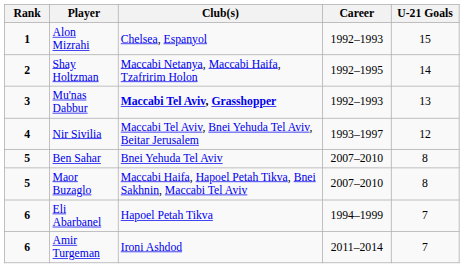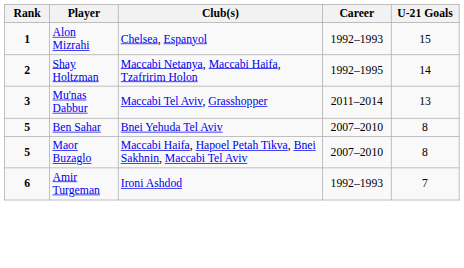(199, 102) bold -> (194, 102) normal
(357, 102) 1992–1993 -> (357, 102) 2011–2014
- row: (77, 133)
- row: (77, 215)
(357, 247) 2011–2014 -> (357, 184) 1992–1993
